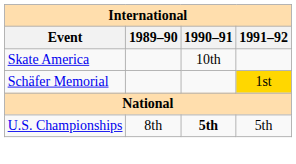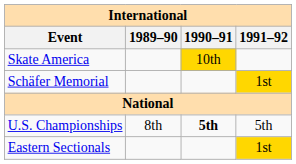(208, 59) no background -> (208, 59) gold background
+ row: (59, 147)
